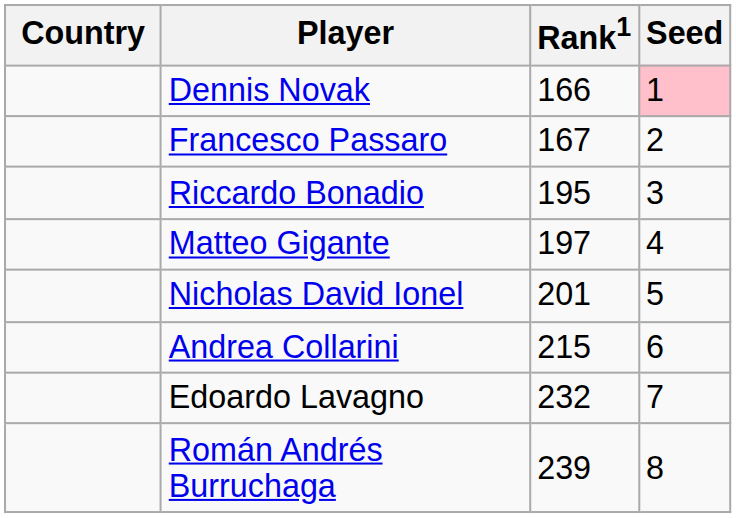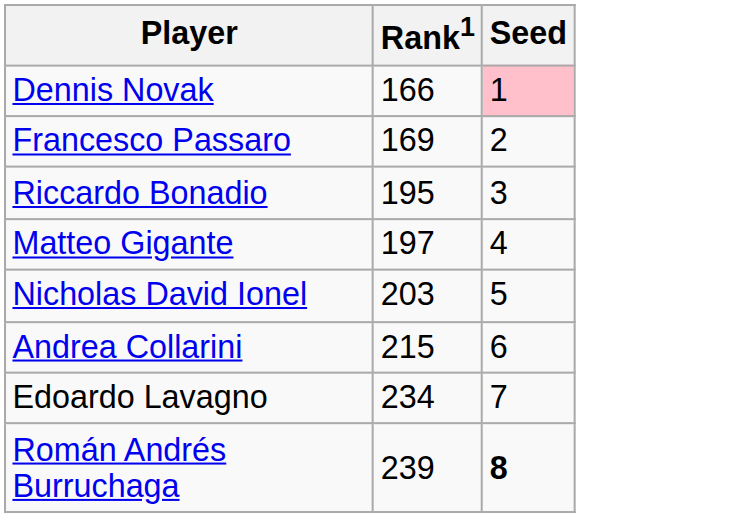- column: (83, 34)
(564, 141) 167 -> (408, 141) 169
(564, 295) 201 -> (408, 295) 203
(564, 397) 232 -> (408, 397) 234
(655, 467) normal -> (499, 467) bold
